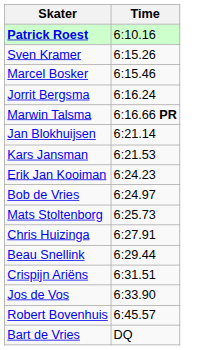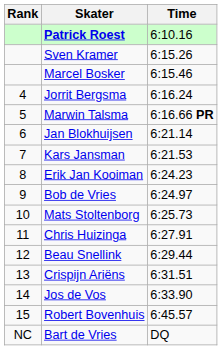+ column: (23, 14)
